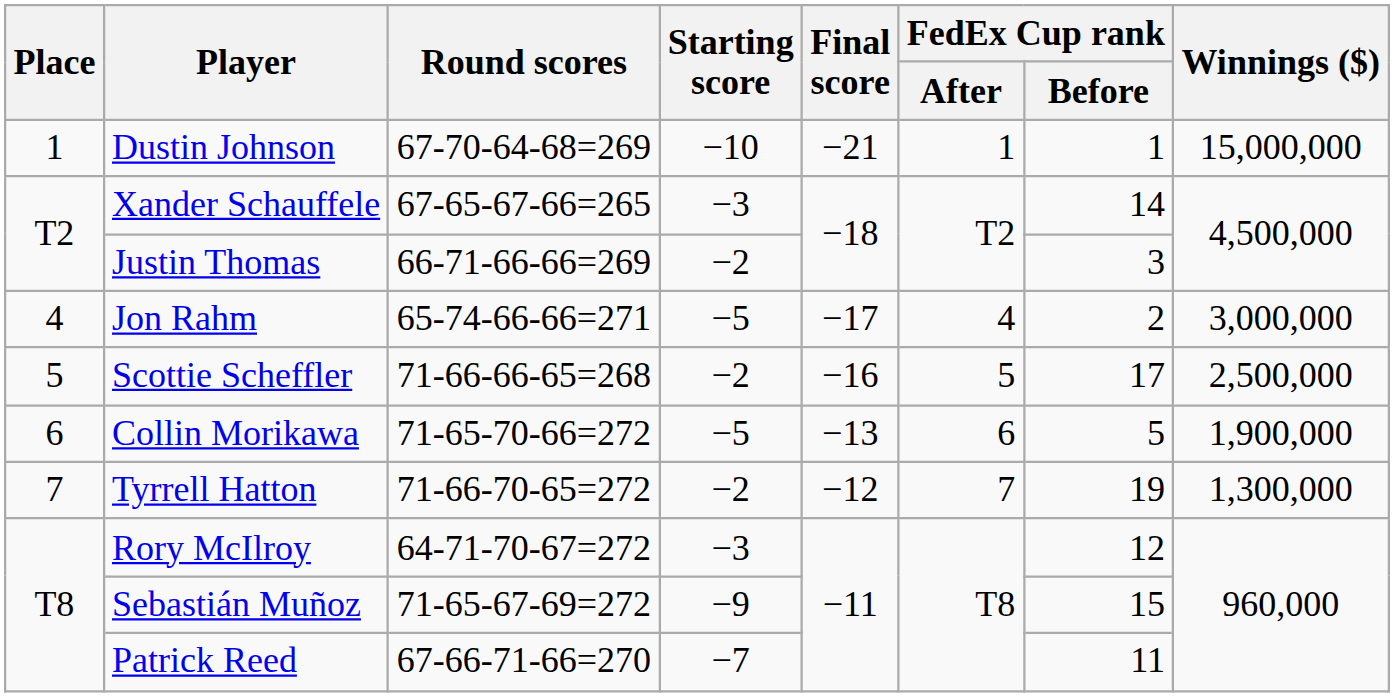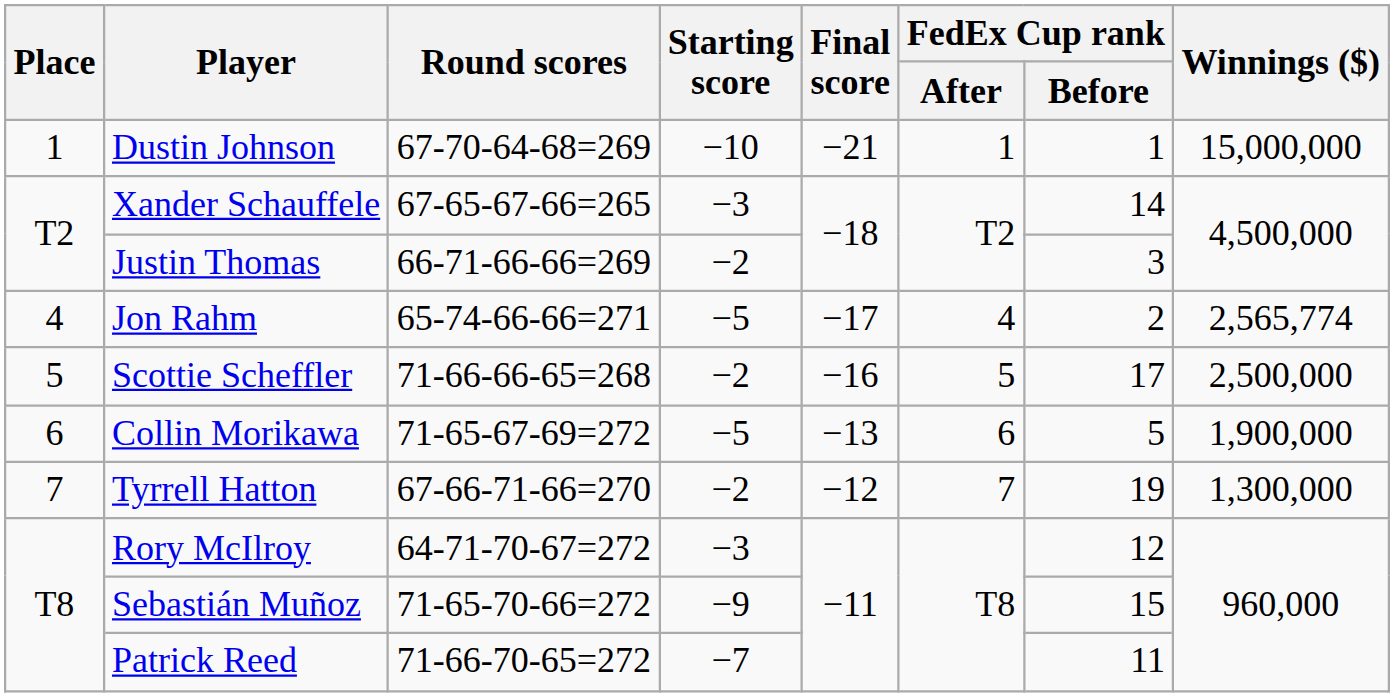(1281, 318) 3,000,000 -> (1281, 318) 2,565,774
(524, 432) 71-65-70-66=272 -> (524, 432) 71-65-67-69=272
(524, 489) 71-66-70-65=272 -> (524, 489) 67-66-71-66=270
(524, 603) 71-65-67-69=272 -> (524, 603) 71-65-70-66=272
(524, 661) 67-66-71-66=270 -> (524, 661) 71-66-70-65=272
